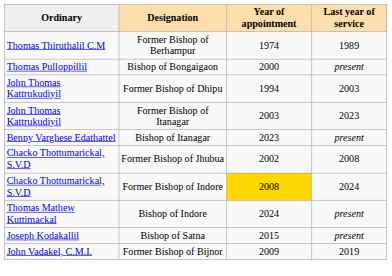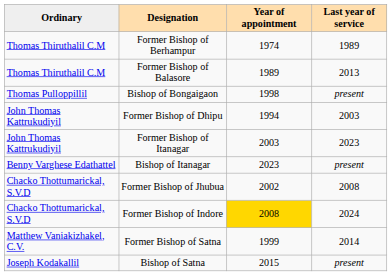+ row: (173, 72)
(269, 67) 2000 -> (269, 94) 1998
- row: (173, 214)
+ row: (173, 241)
- row: (173, 251)
